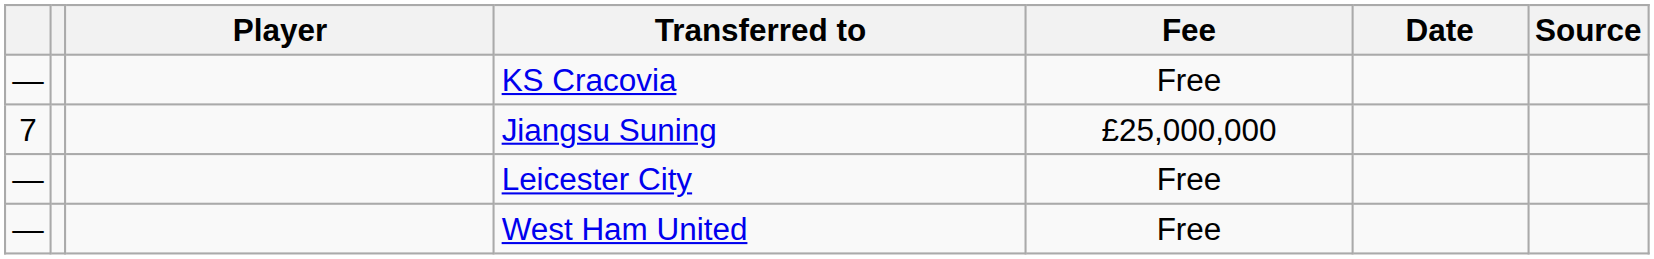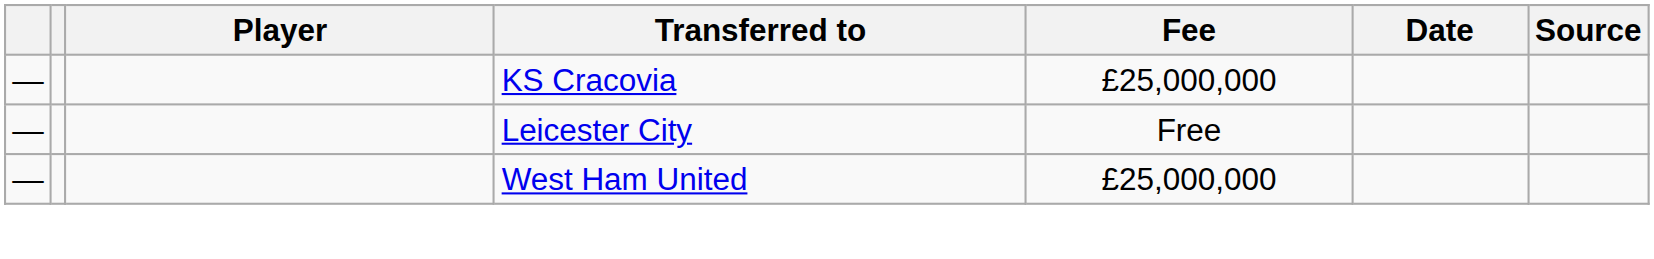(1189, 80) Free -> (1189, 80) £25,000,000
- row: (609, 130)
(1189, 229) Free -> (1189, 180) £25,000,000
